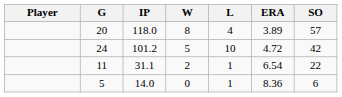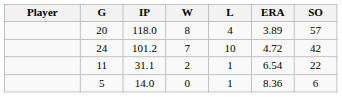(187, 48) 5 -> (187, 48) 7
